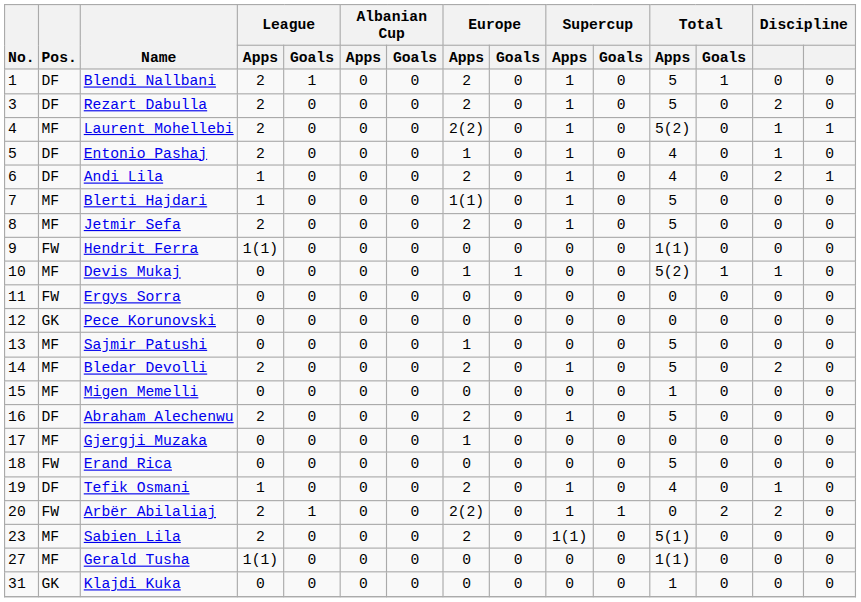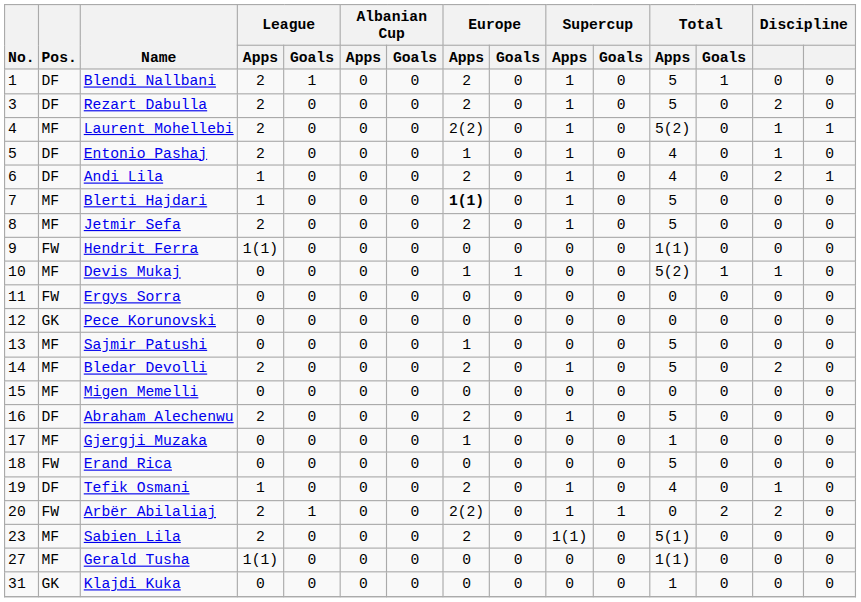(467, 201) normal -> (467, 201) bold
(673, 393) 1 -> (673, 393) 0
(673, 440) 0 -> (673, 440) 1
